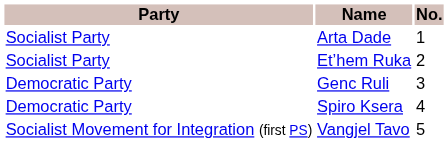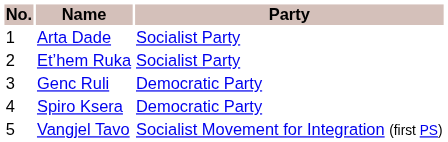columns swapped: (429, 15) <-> (159, 15)
